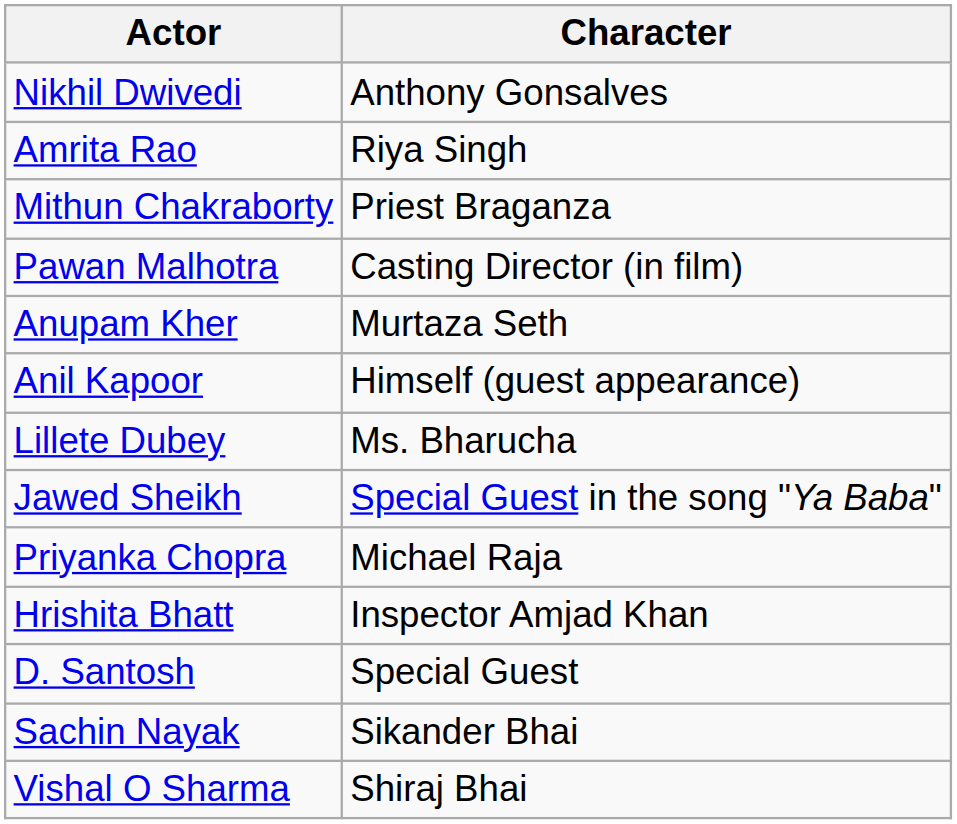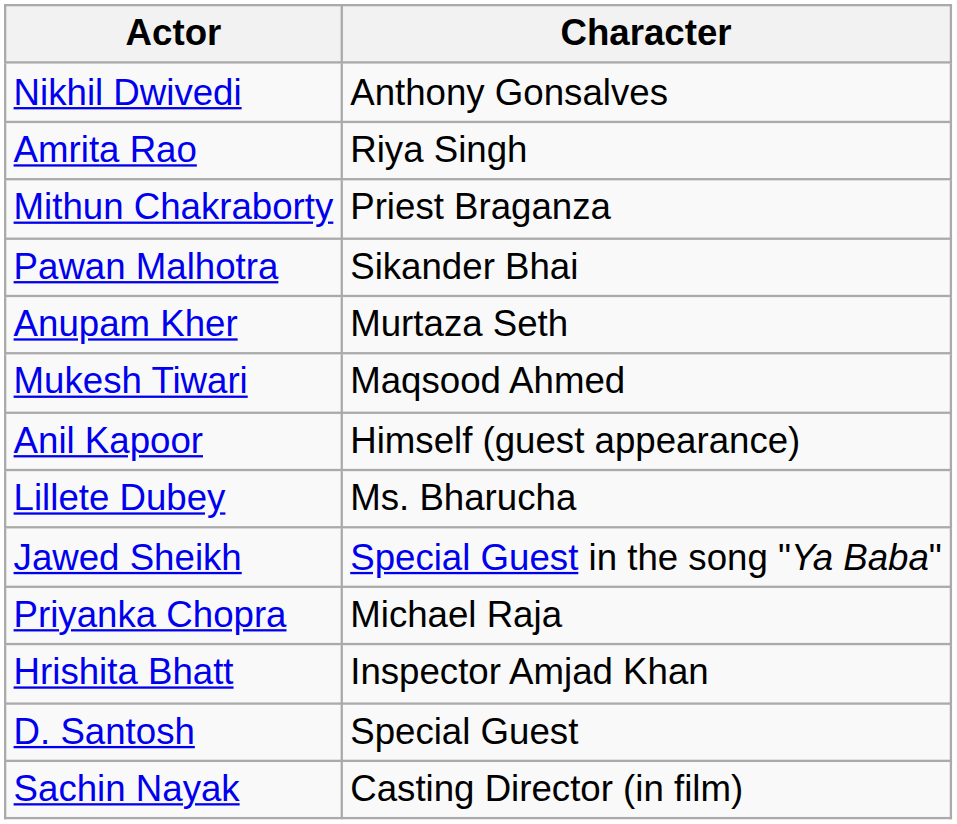(547, 265) Casting Director (in film) -> (464, 265) Sikander Bhai
+ row: (131, 382)
(464, 730) Sikander Bhai -> (547, 788) Casting Director (in film)
- row: (152, 788)
